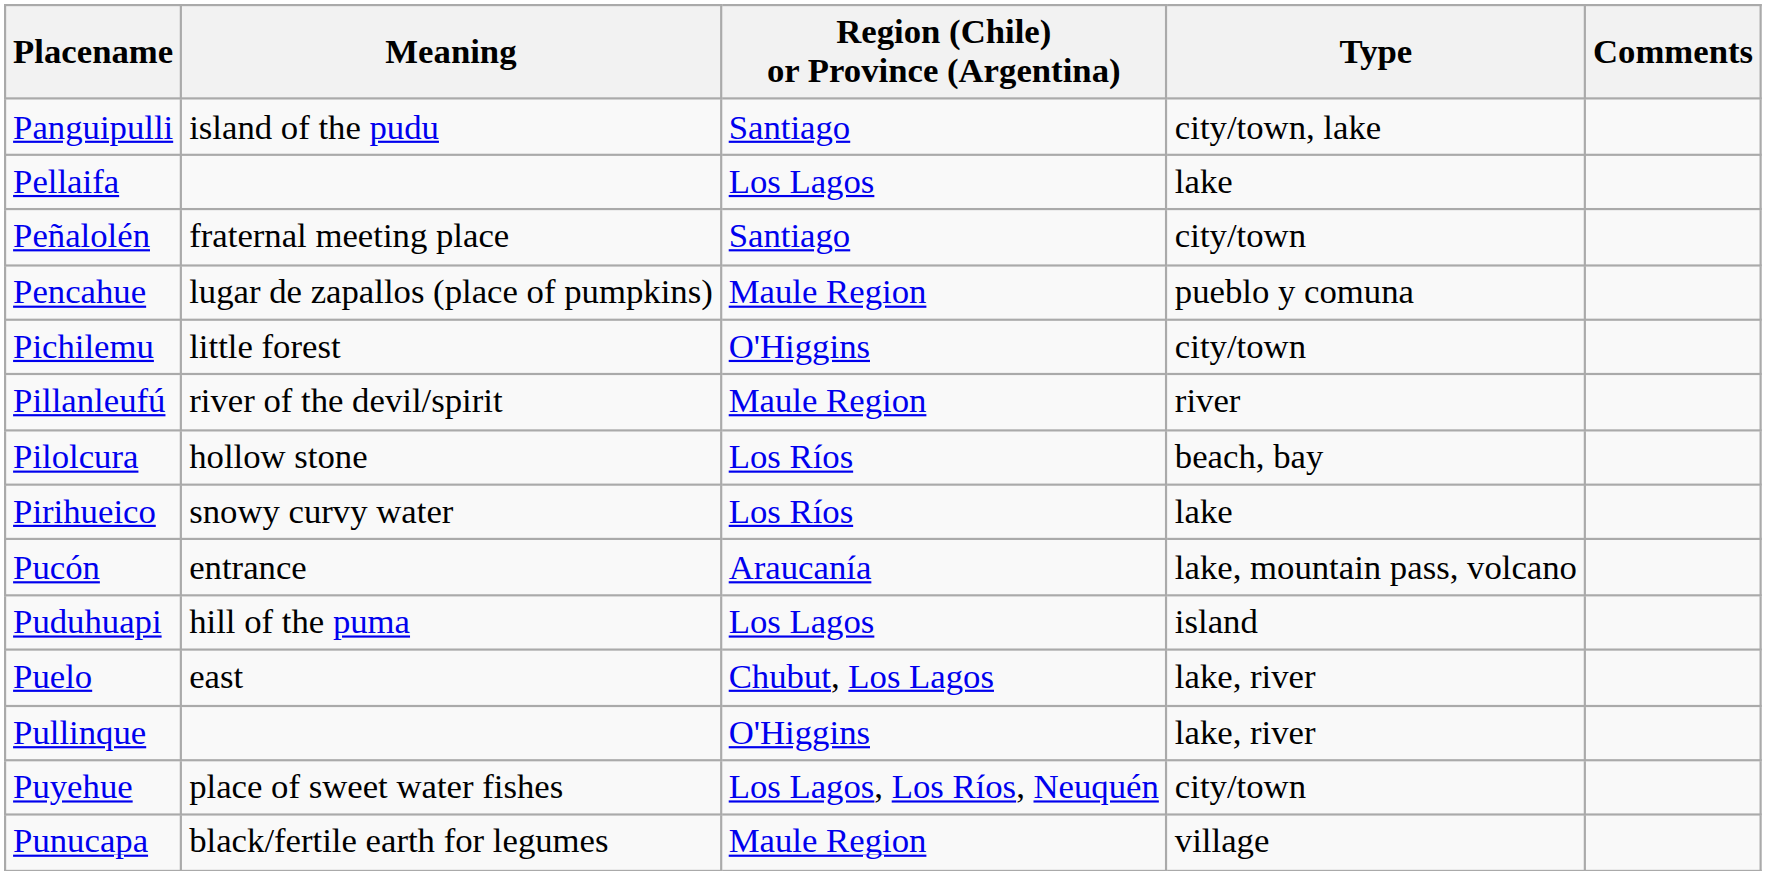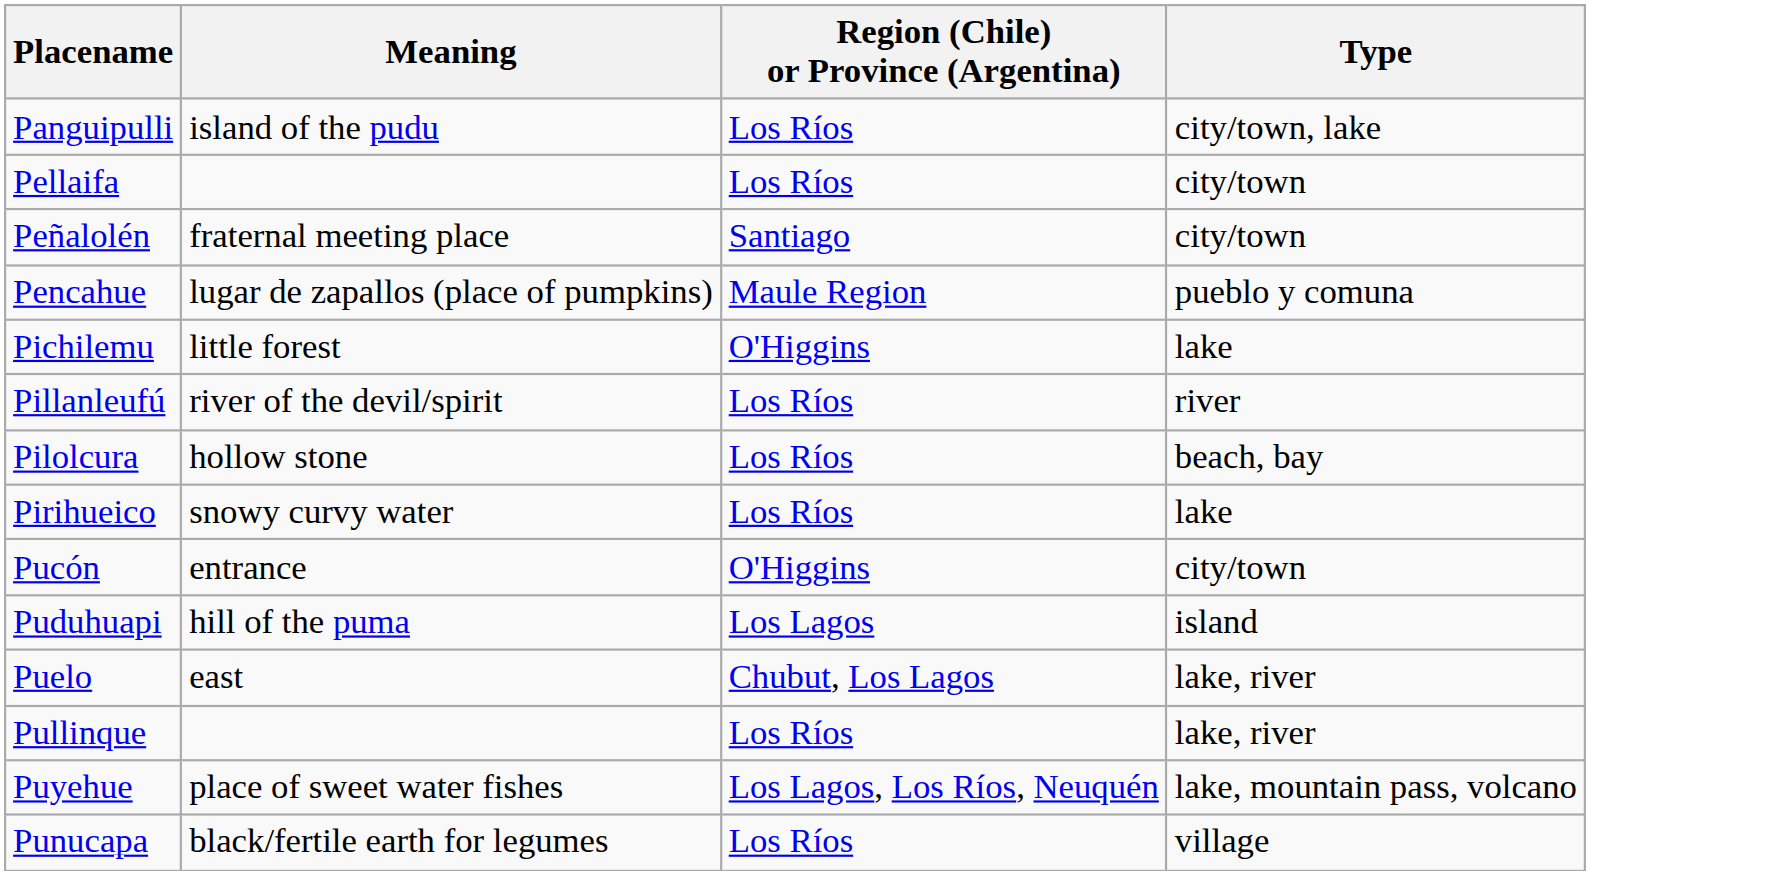- column: (1673, 51)
(789, 126) Santiago -> (791, 126) Los Ríos
(802, 181) Los Lagos -> (791, 181) Los Ríos
(1204, 181) lake -> (1240, 181) city/town
(1240, 346) city/town -> (1204, 346) lake
(828, 401) Maule Region -> (791, 401) Los Ríos
(800, 566) Araucanía -> (799, 566) O'Higgins
(1376, 566) lake, mountain pass, volcano -> (1240, 566) city/town
(799, 731) O'Higgins -> (791, 731) Los Ríos
(1240, 786) city/town -> (1376, 786) lake, mountain pass, volcano
(828, 841) Maule Region -> (791, 841) Los Ríos
